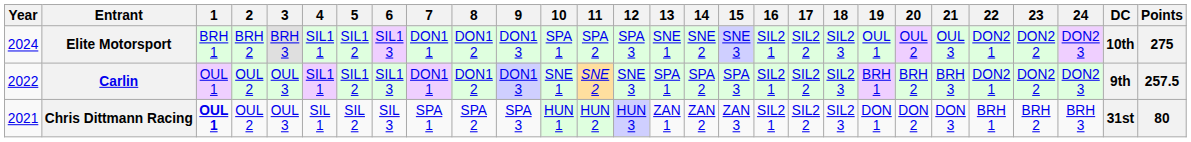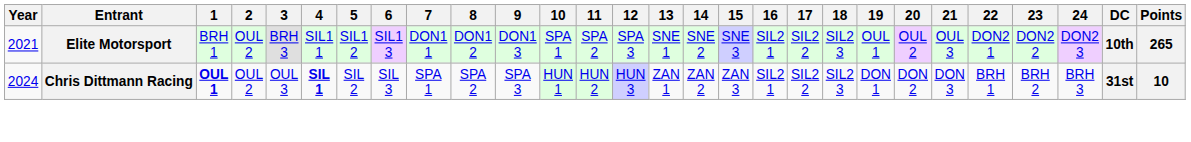(23, 44) 2024 -> (23, 44) 2021
(249, 44) BRH 2 -> (249, 44) OUL 2
(1162, 44) 275 -> (1161, 44) 265
- row: (119, 81)
(23, 118) 2021 -> (23, 81) 2024
(320, 118) normal -> (319, 81) bold
(1162, 118) 80 -> (1161, 81) 10
